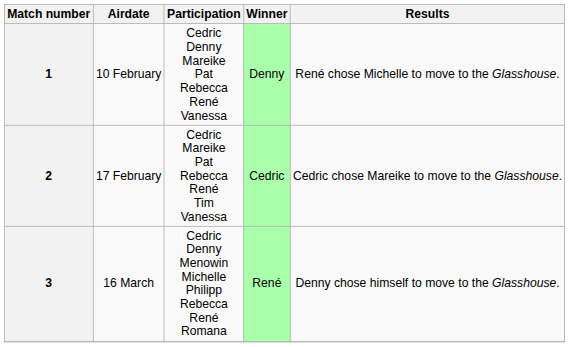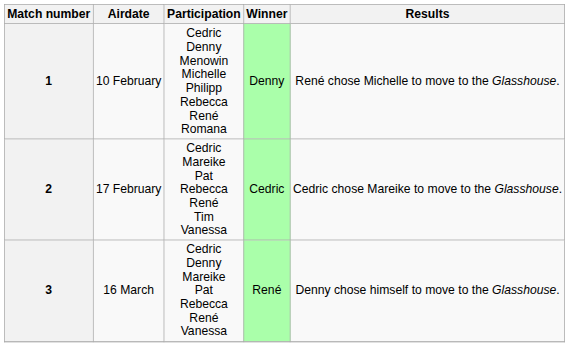(204, 74) Cedric Denny Mareike Pat Rebecca René Vanessa -> (204, 81) Cedric Denny Menowin Michelle Philipp Rebecca René Romana
(204, 284) Cedric Denny Menowin Michelle Philipp Rebecca René Romana -> (204, 290) Cedric Denny Mareike Pat Rebecca René Vanessa
